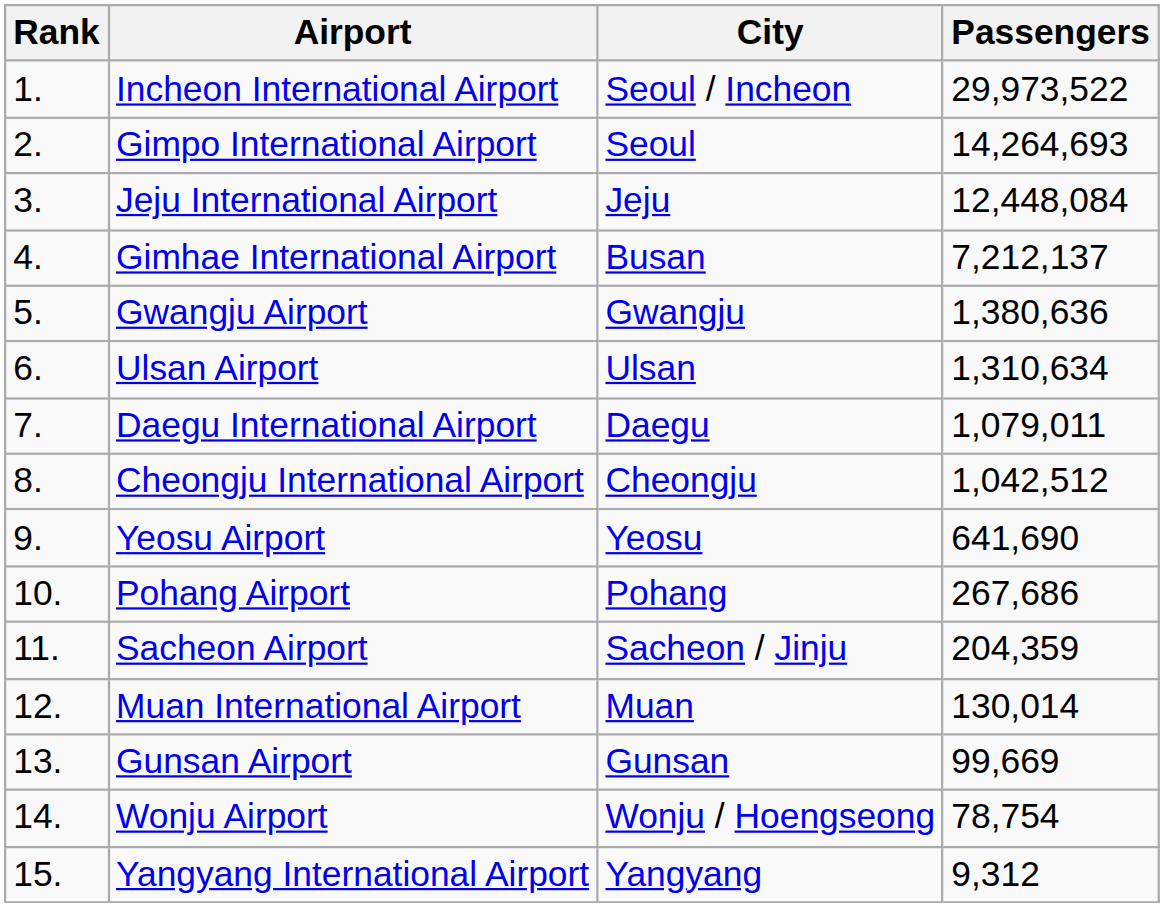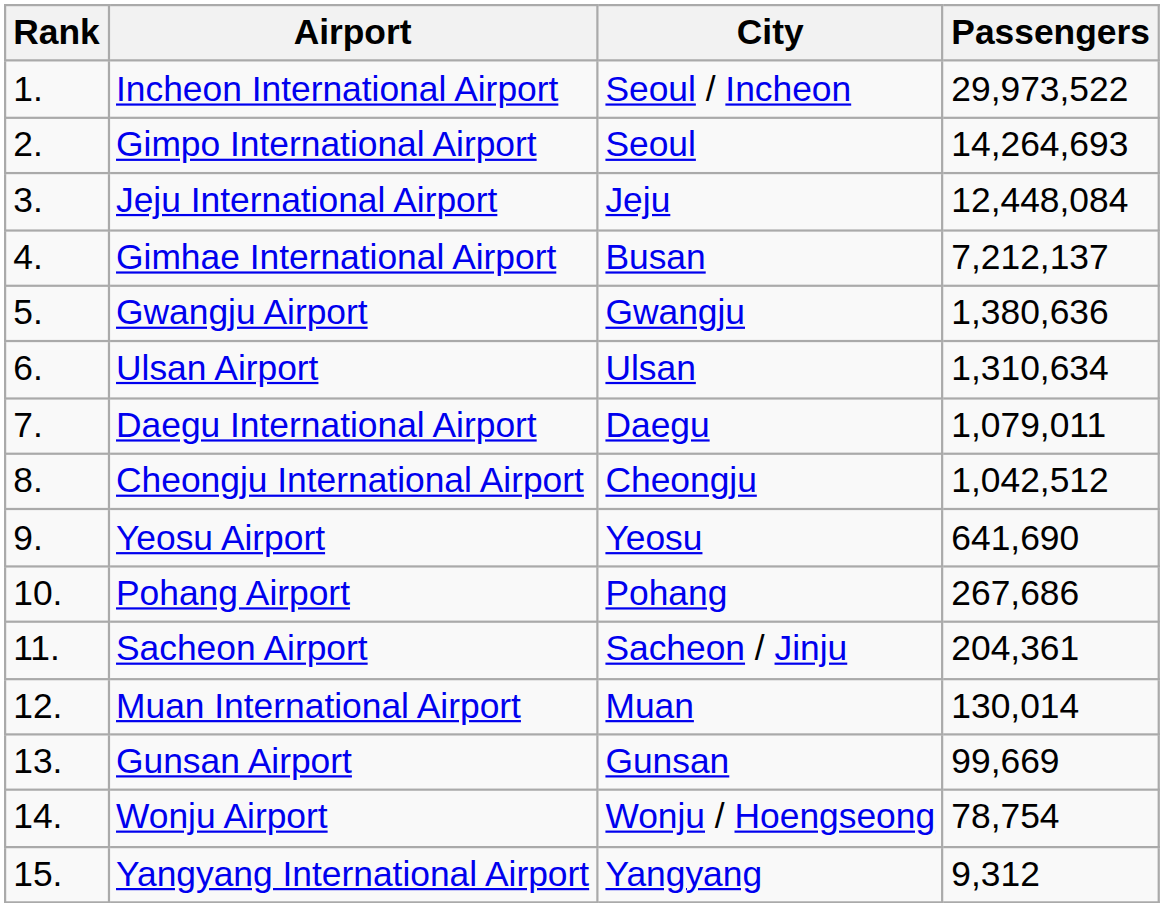(1015, 649) 204,359 -> (1015, 649) 204,361
